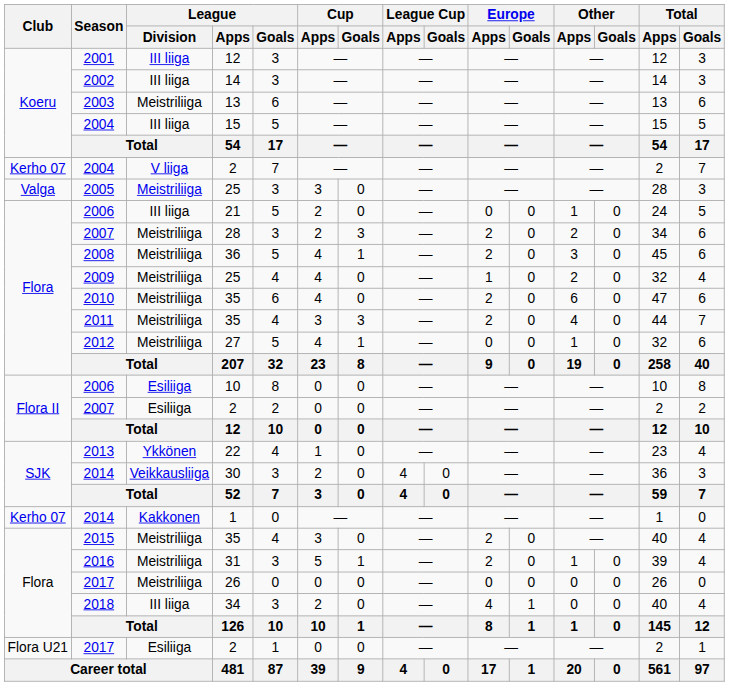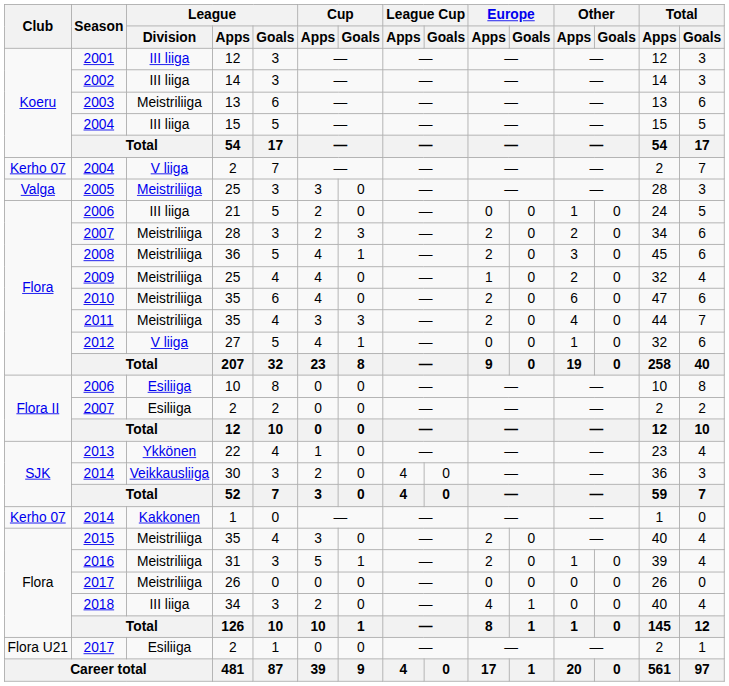(169, 342) Meistriliiga -> (169, 342) V liiga
